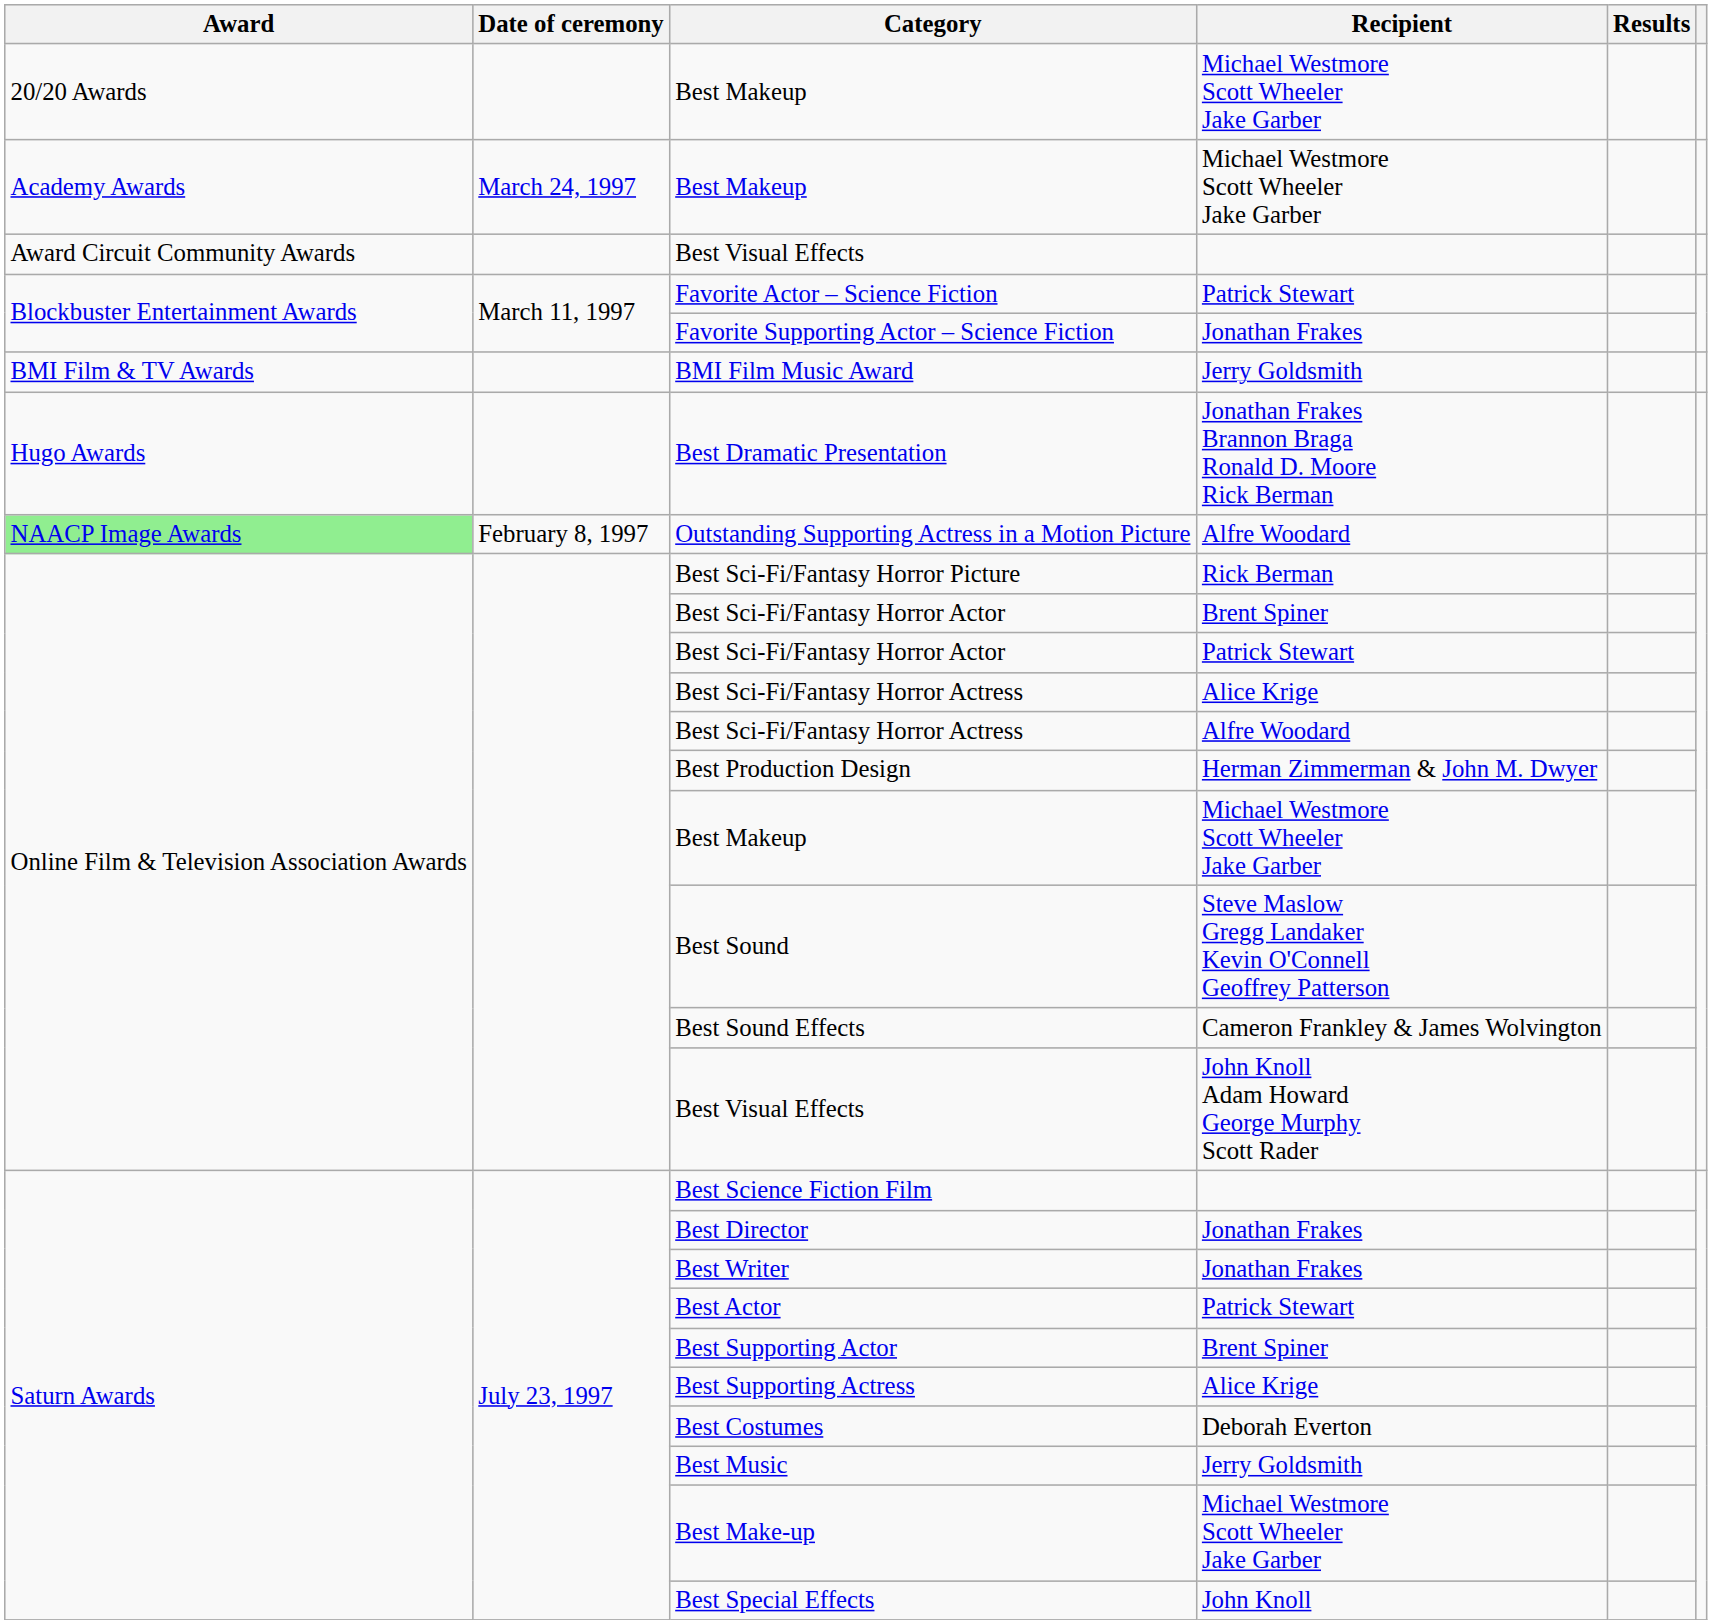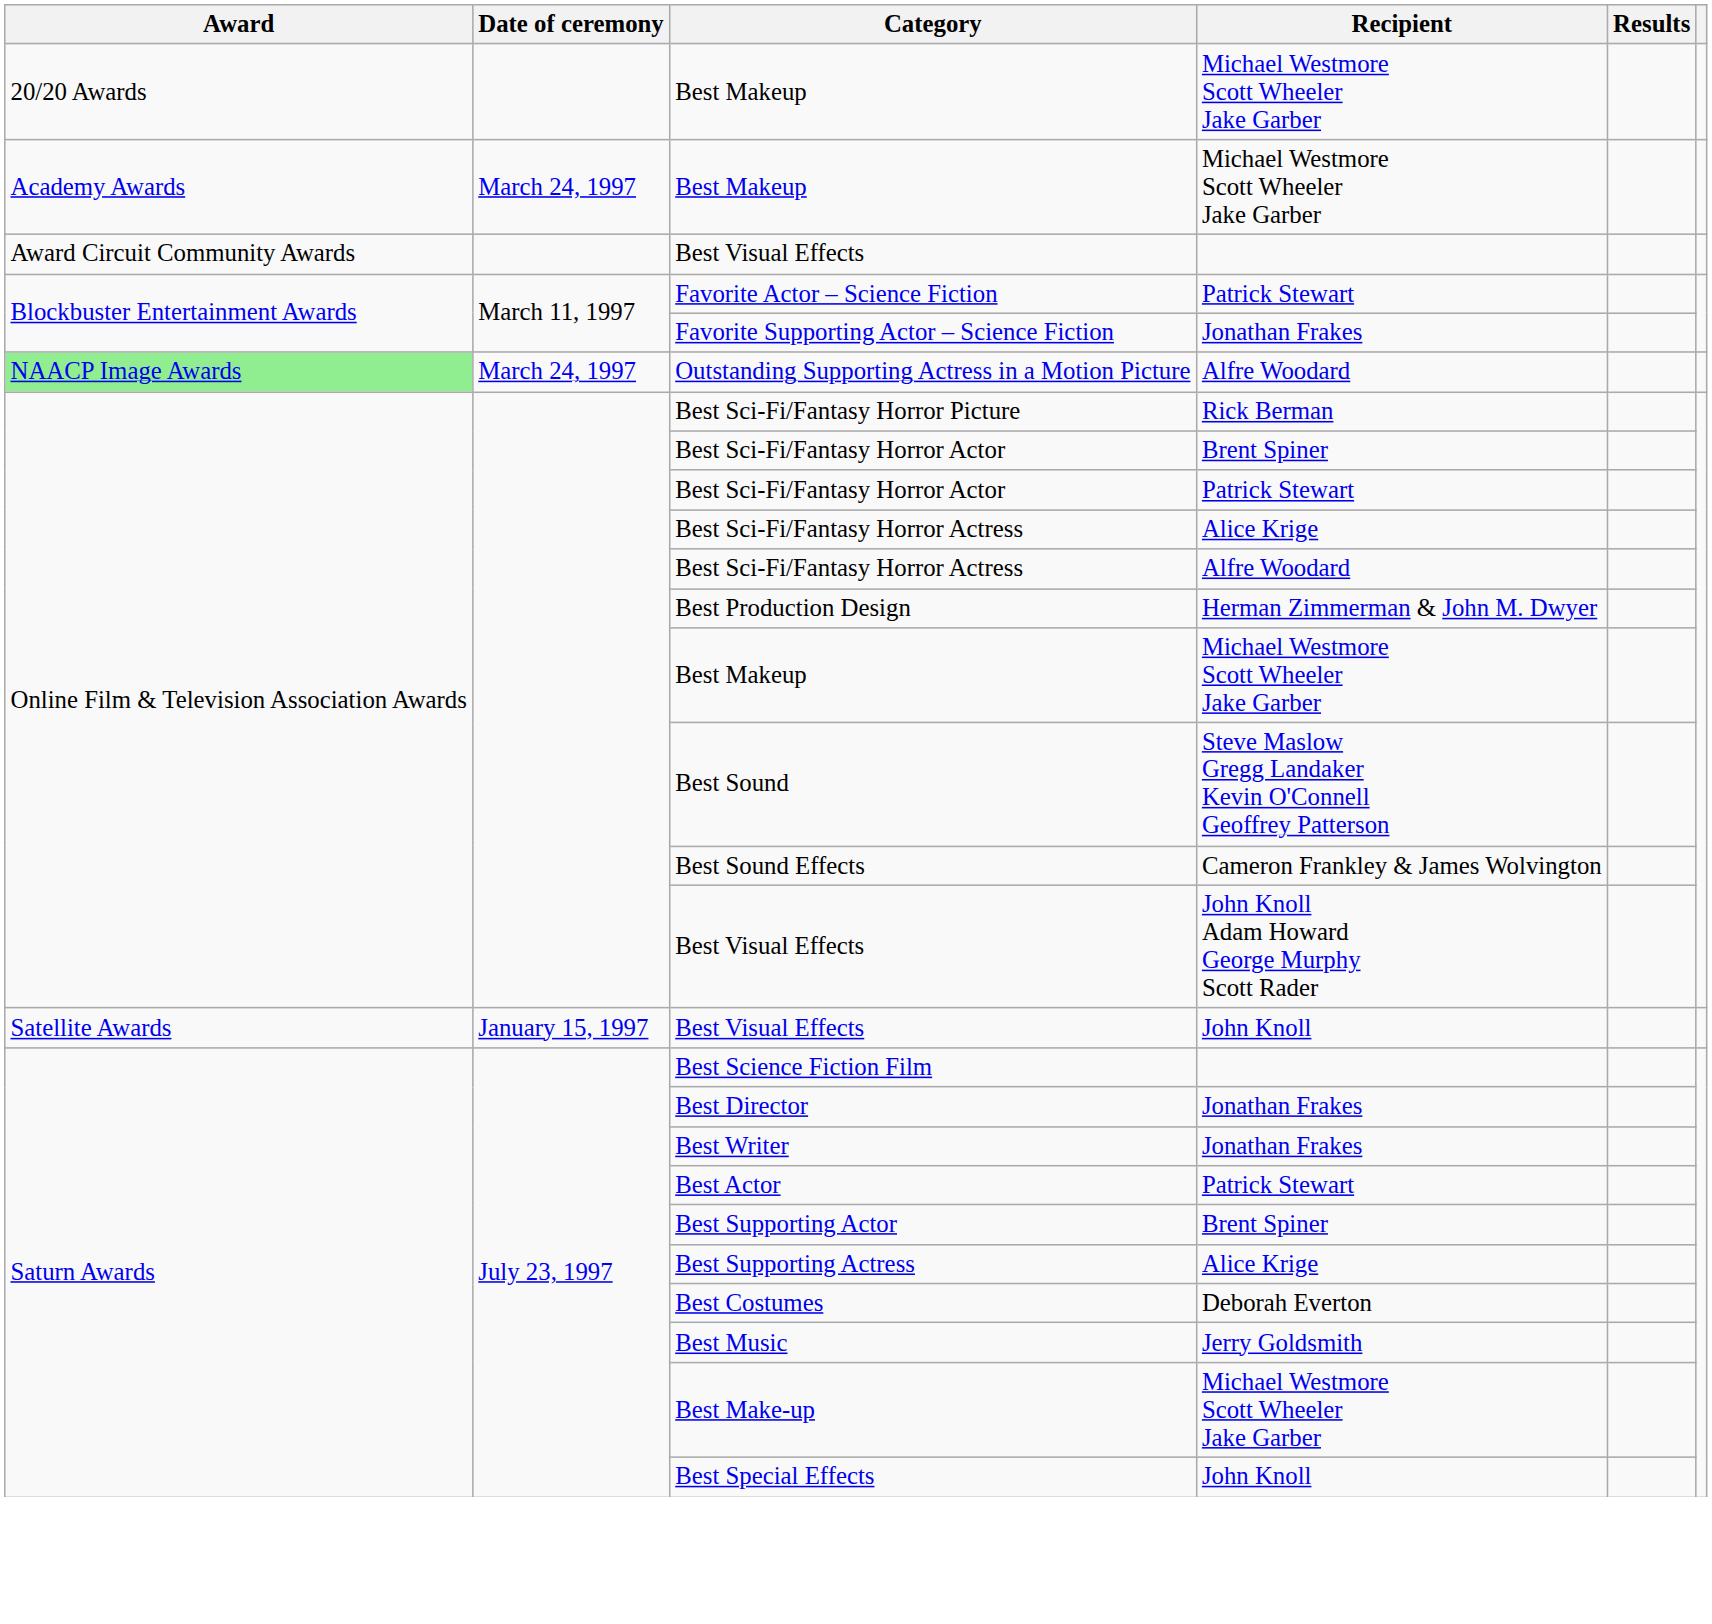- row: (794, 371)
- row: (811, 452)
(563, 534) February 8, 1997 -> (557, 371) March 24, 1997
+ row: (770, 1027)
